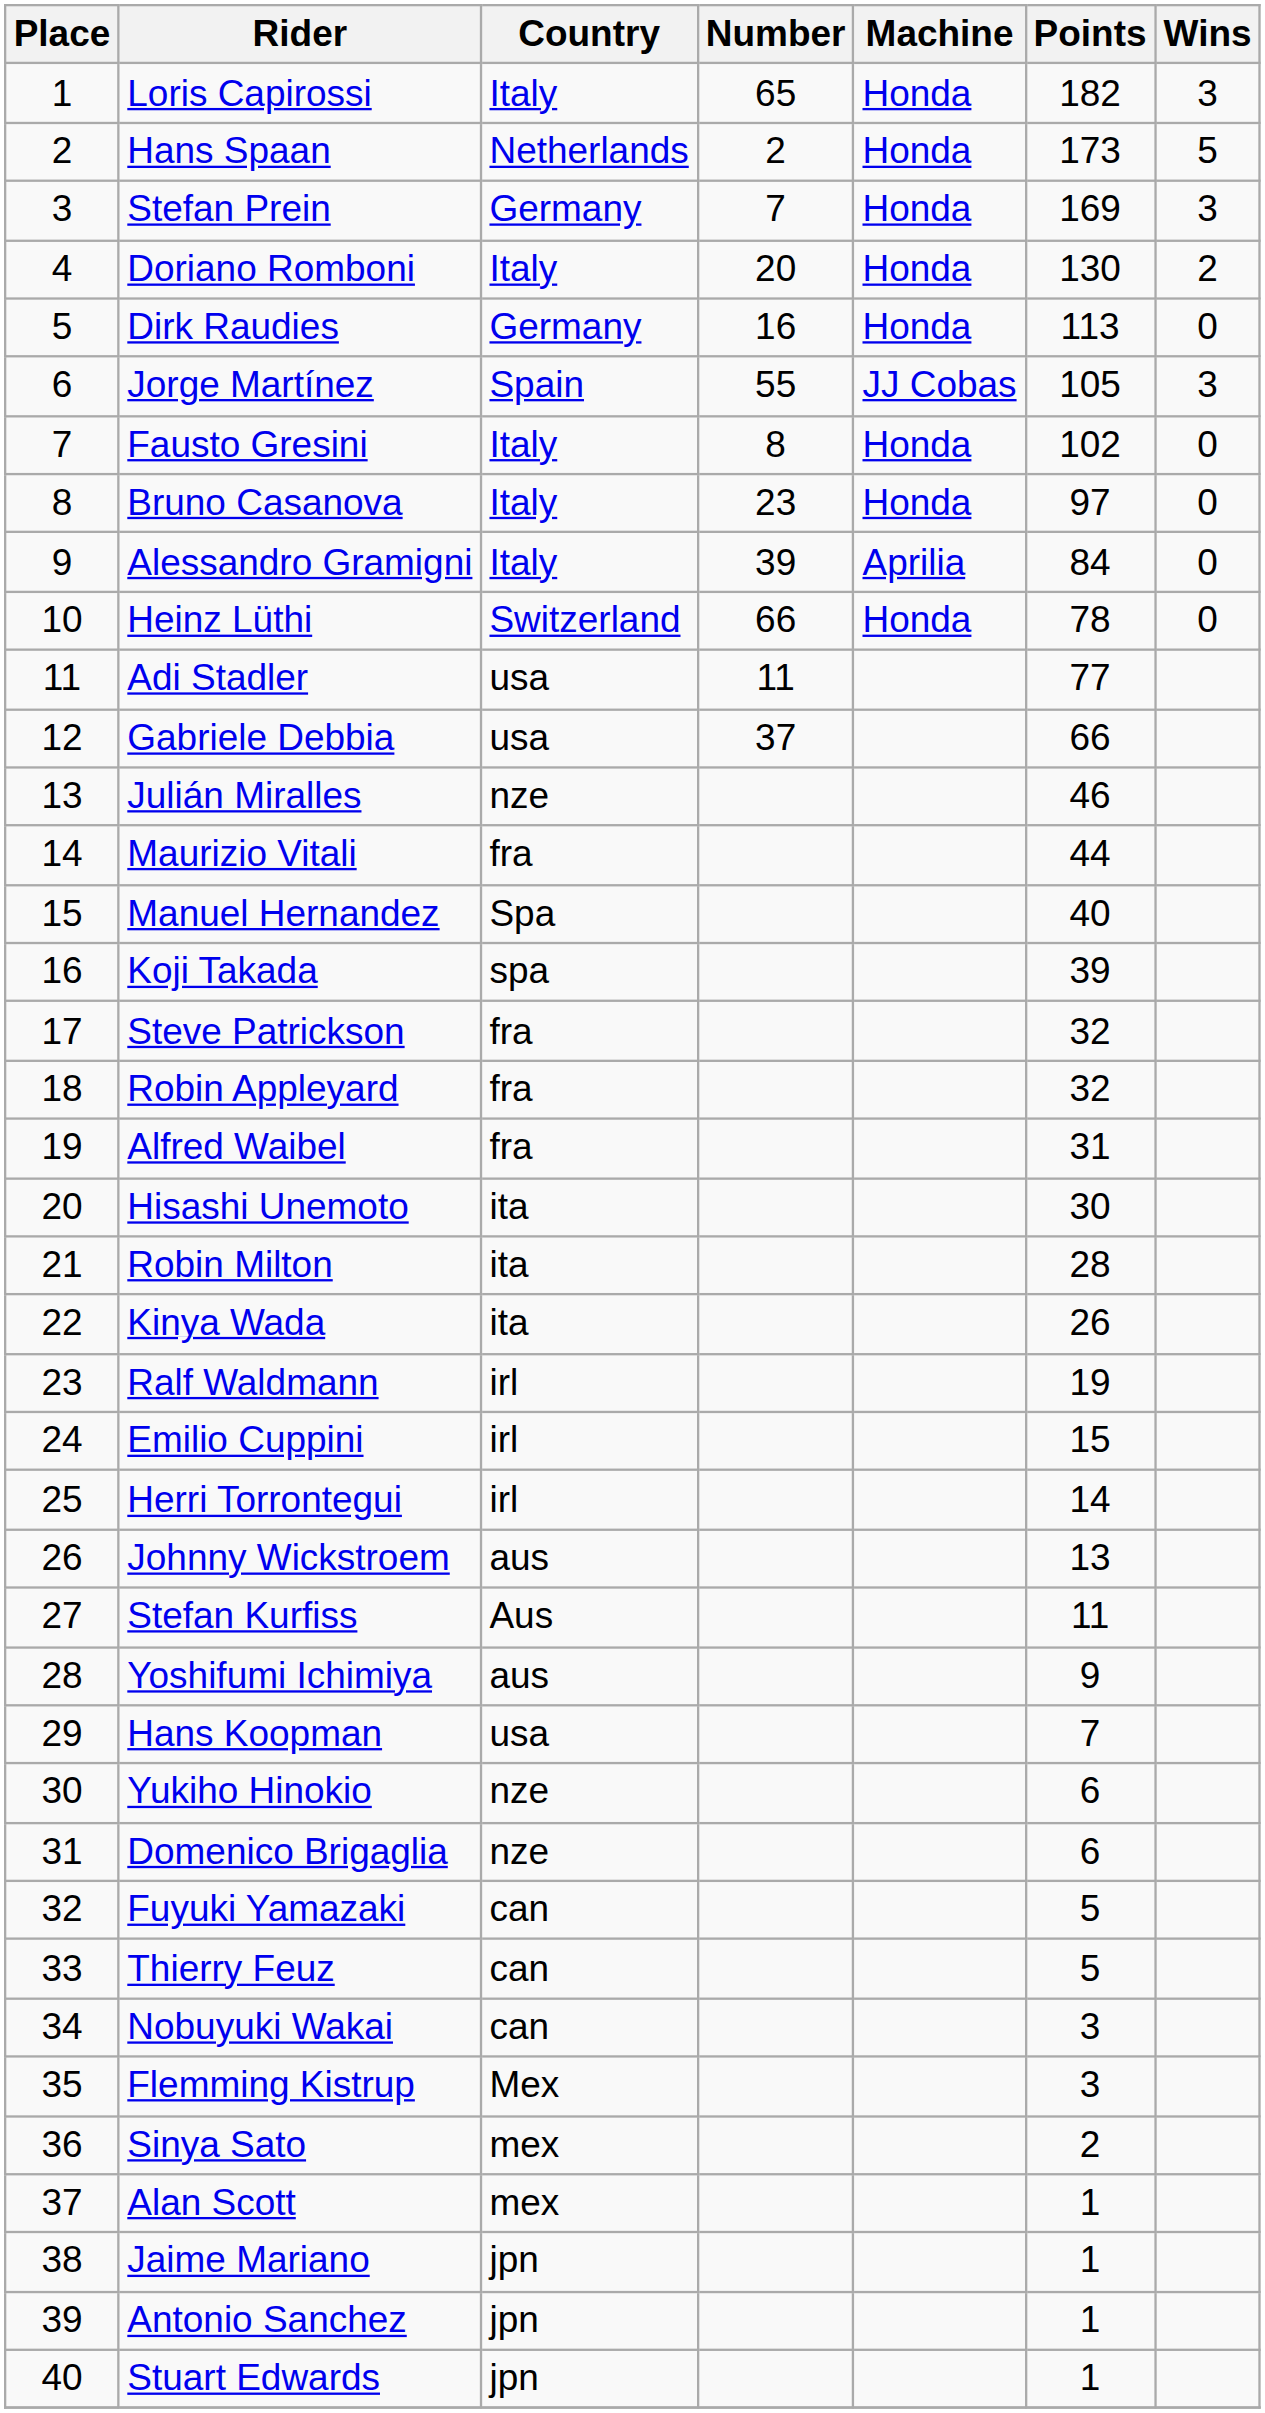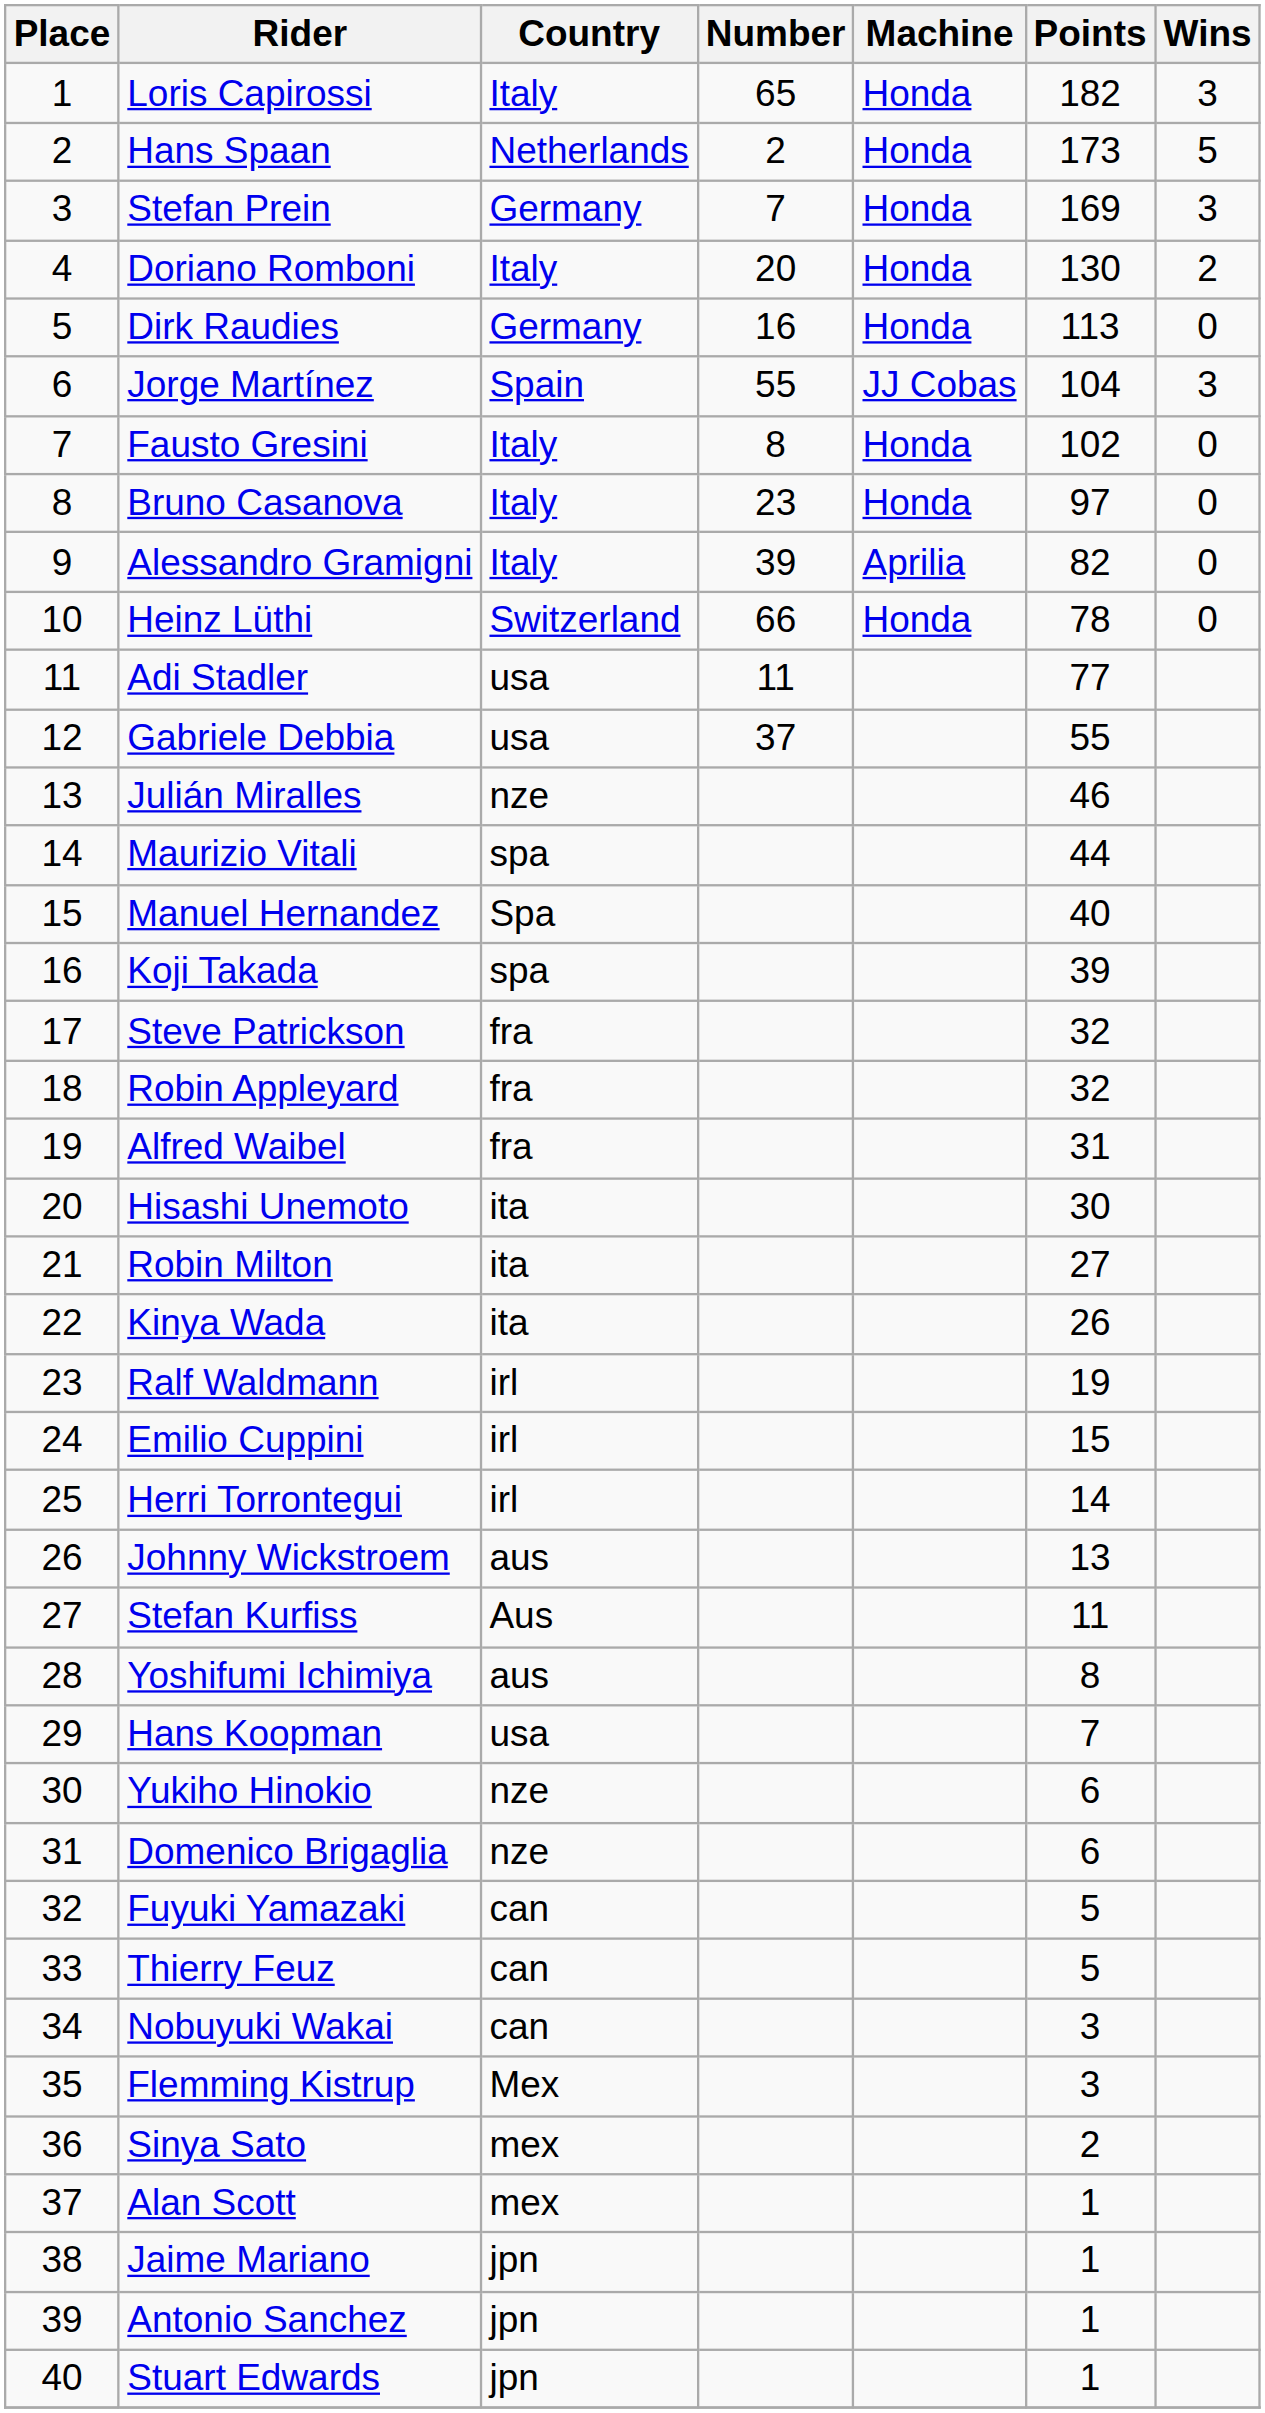(1090, 385) 105 -> (1090, 385) 104
(1090, 561) 84 -> (1090, 561) 82
(1090, 737) 66 -> (1090, 737) 55
(511, 854) fra -> (519, 854) spa
(1090, 1264) 28 -> (1090, 1264) 27
(1090, 1675) 9 -> (1090, 1675) 8
